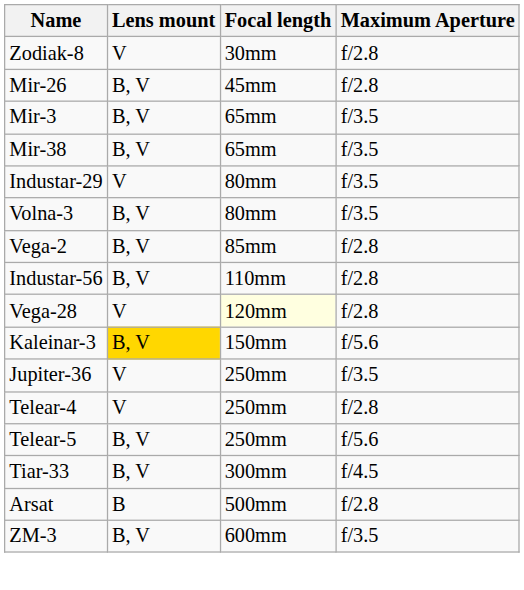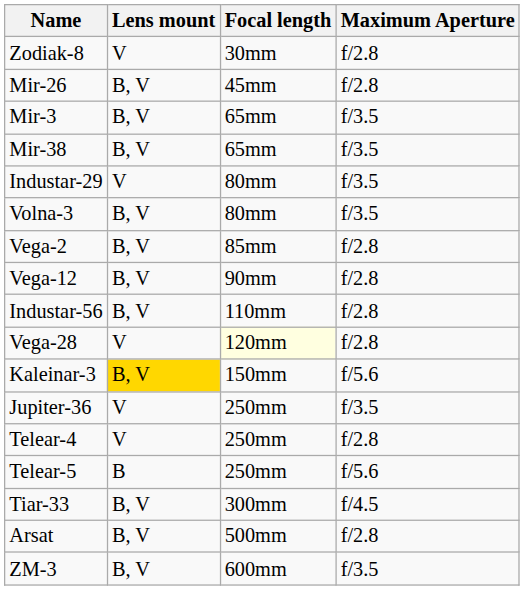+ row: (43, 278)
(131, 439) B, V -> (119, 471) B
(119, 504) B -> (131, 536) B, V
